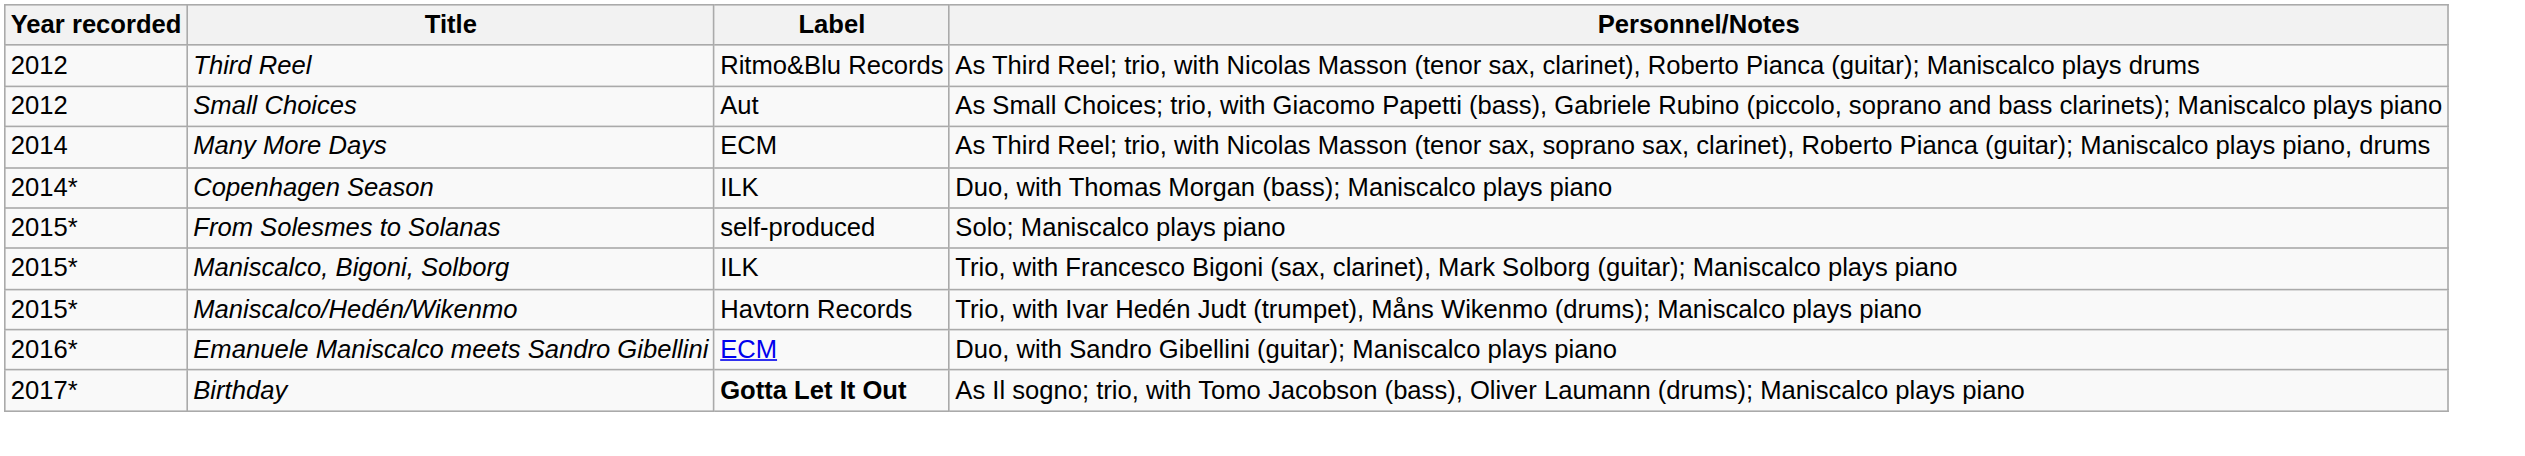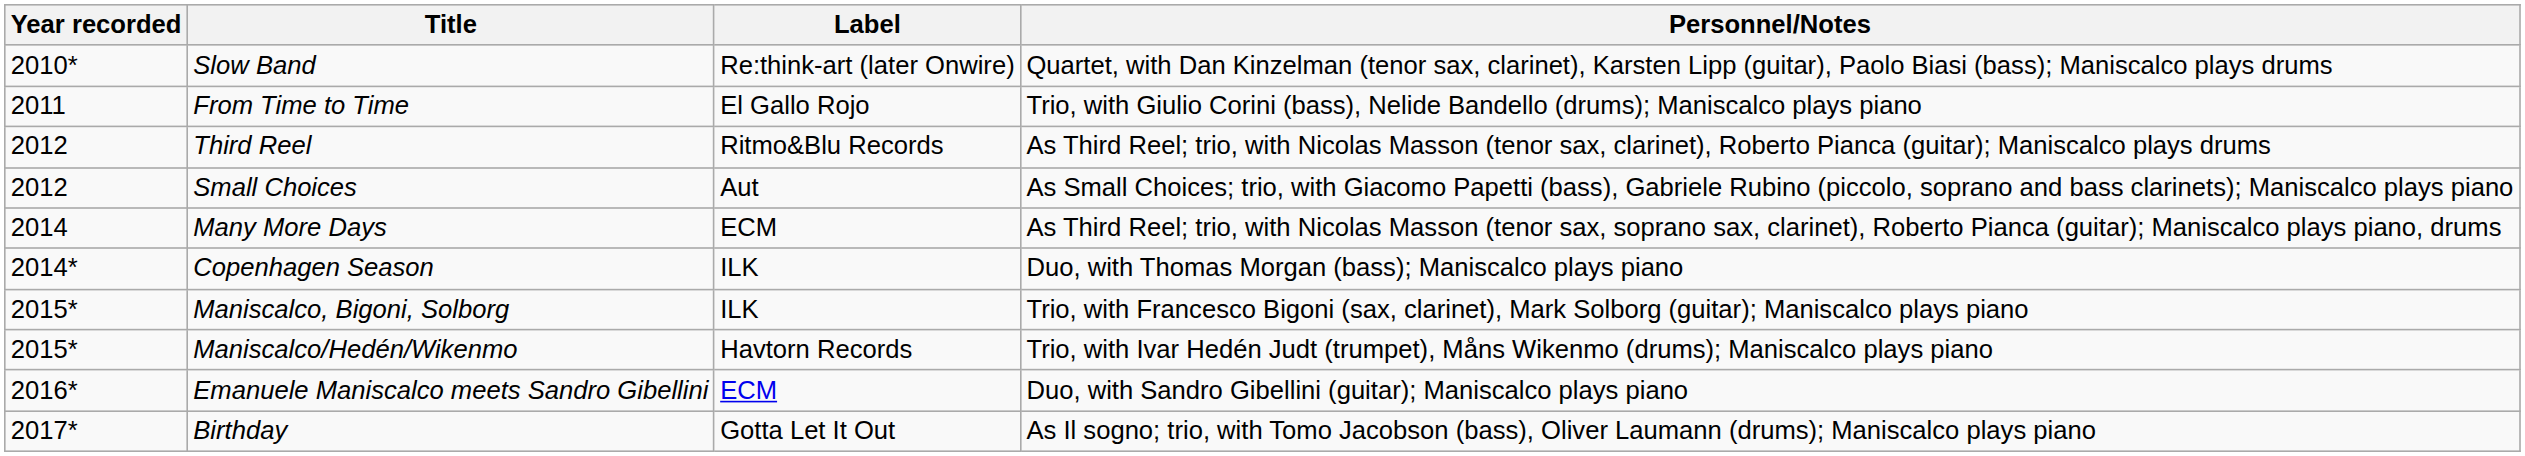+ row: (254, 65)
+ row: (301, 106)
- row: (347, 227)
(813, 390) bold -> (808, 430) normal
